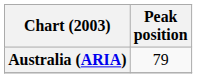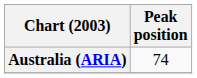(161, 60) 79 -> (161, 60) 74
